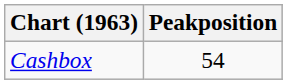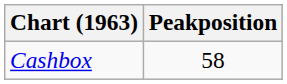(213, 60) 54 -> (213, 60) 58
